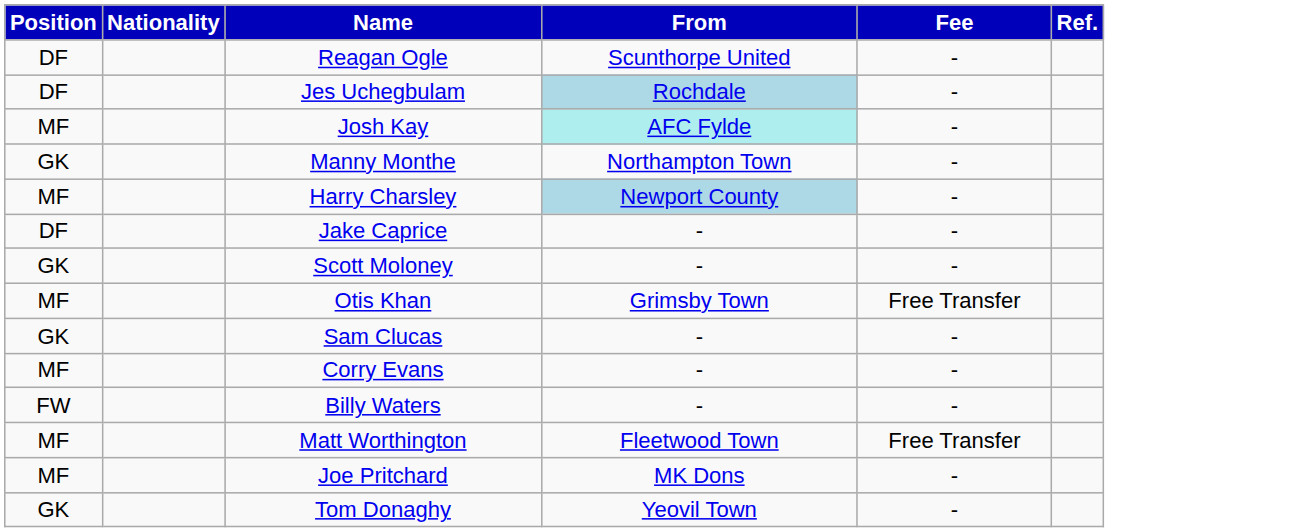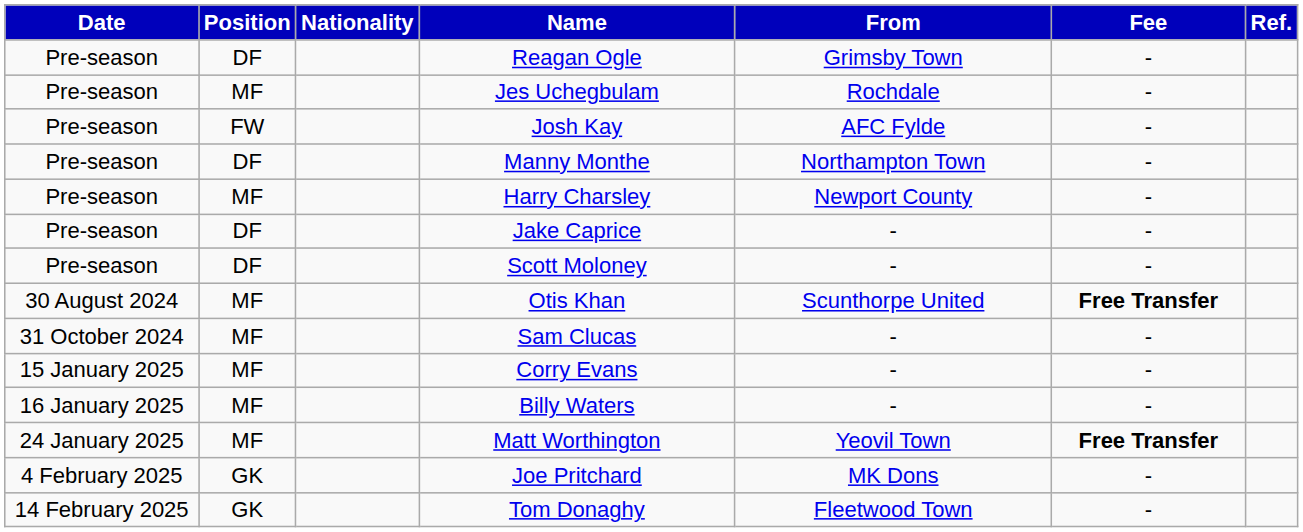+ column: (102, 23)
(699, 57) Scunthorpe United -> (893, 57) Grimsby Town
(53, 92) DF -> (247, 92) MF
(699, 92) lightblue background -> (893, 92) no background
(53, 127) MF -> (247, 127) FW
(699, 127) paleturquoise background -> (893, 127) no background
(53, 162) GK -> (247, 162) DF
(699, 197) lightblue background -> (893, 197) no background
(53, 266) GK -> (247, 266) DF
(699, 301) Grimsby Town -> (893, 301) Scunthorpe United
(954, 301) normal -> (1148, 301) bold
(53, 336) GK -> (247, 336) MF
(53, 405) FW -> (247, 405) MF
(699, 440) Fleetwood Town -> (893, 440) Yeovil Town
(954, 440) normal -> (1148, 440) bold
(53, 475) MF -> (247, 475) GK
(699, 510) Yeovil Town -> (893, 510) Fleetwood Town
